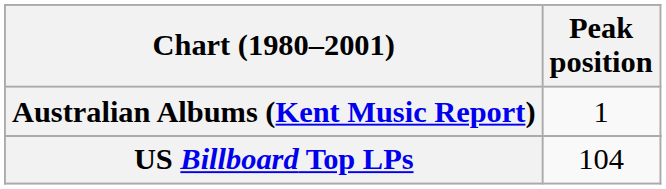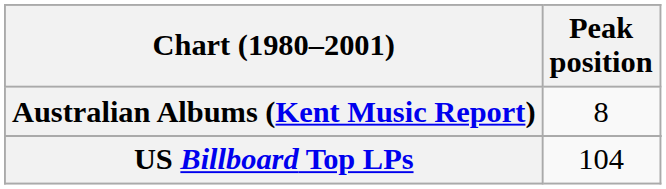(601, 111) 1 -> (601, 111) 8
